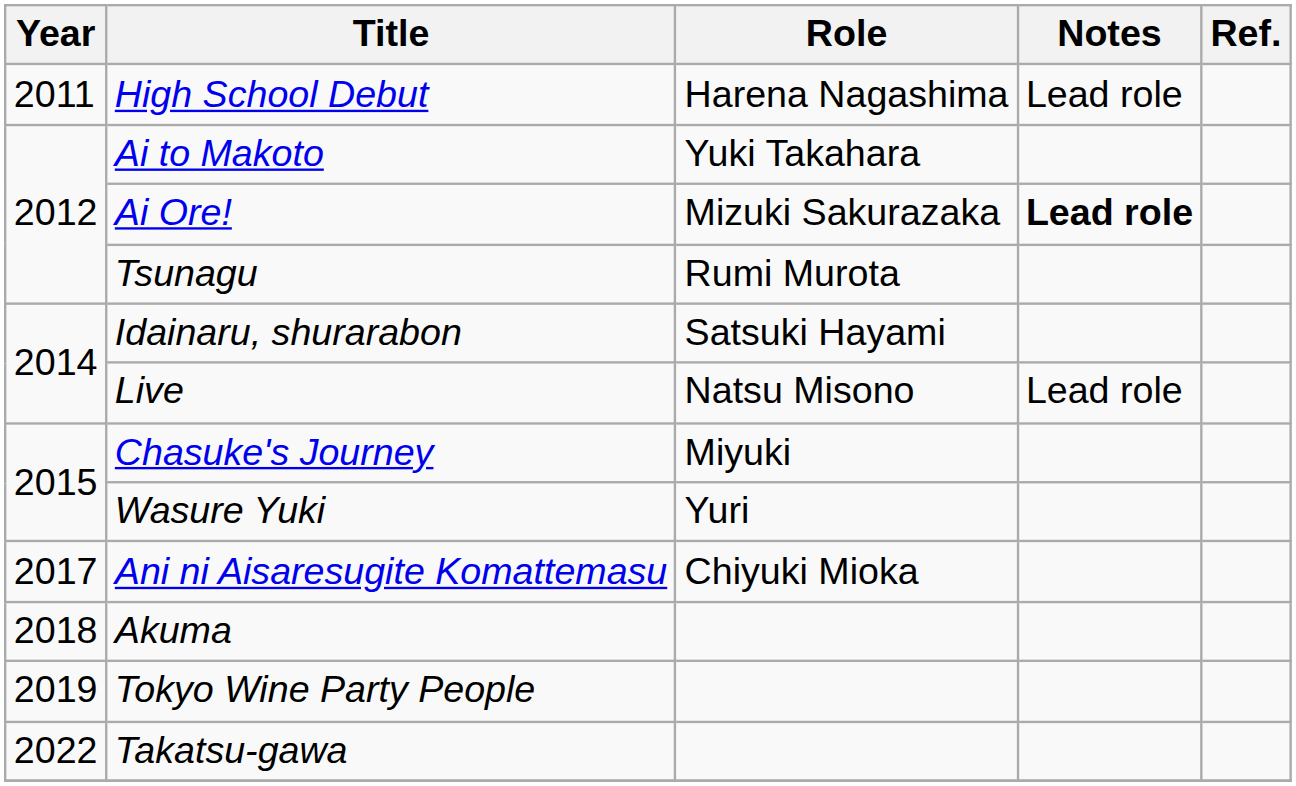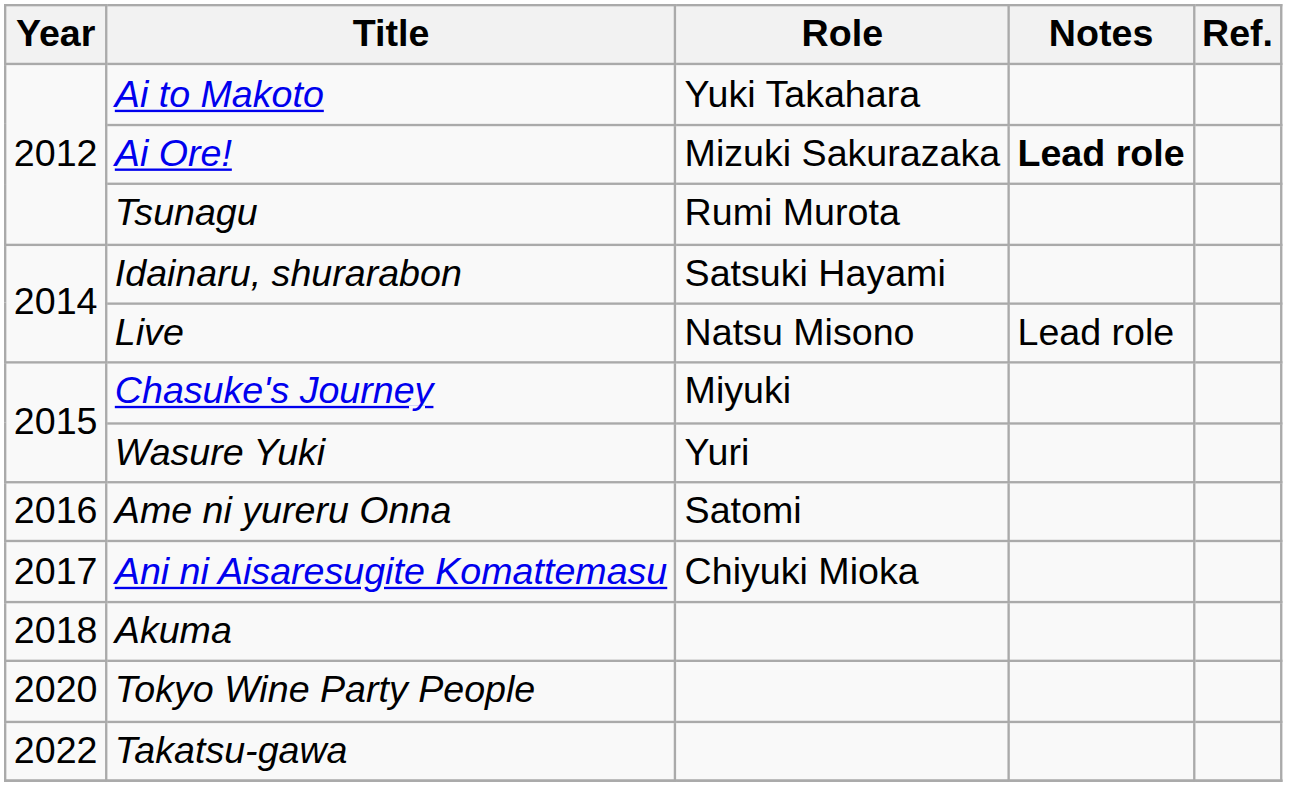- row: (272, 93)
+ row: (283, 511)
(56, 690) 2019 -> (56, 690) 2020
